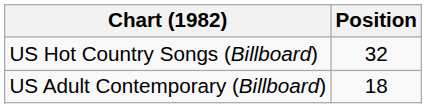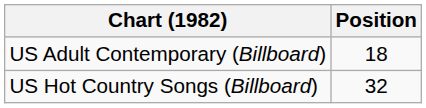rows swapped: (168, 86) <-> (164, 53)
